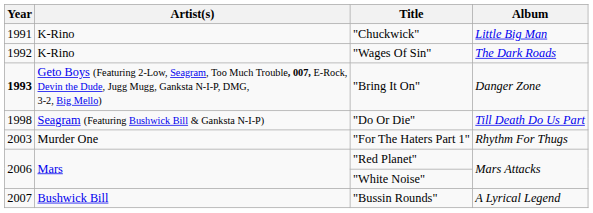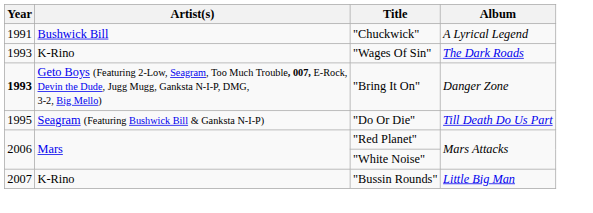(56, 33) K-Rino -> (73, 33) Bushwick Bill
(511, 33) Little Big Man -> (486, 33) A Lyrical Legend
(20, 53) 1992 -> (20, 53) 1993
(20, 120) 1998 -> (20, 120) 1995
- row: (411, 139)
(73, 198) Bushwick Bill -> (56, 178) K-Rino
(518, 198) A Lyrical Legend -> (479, 178) Little Big Man
